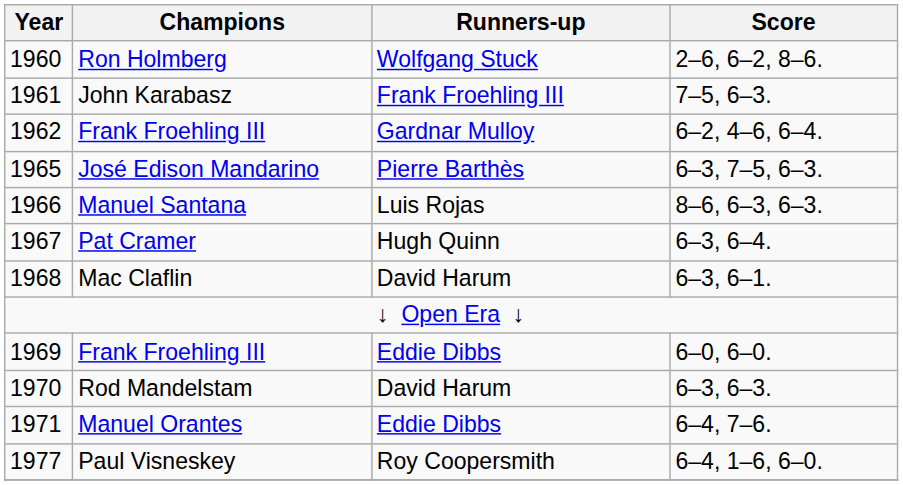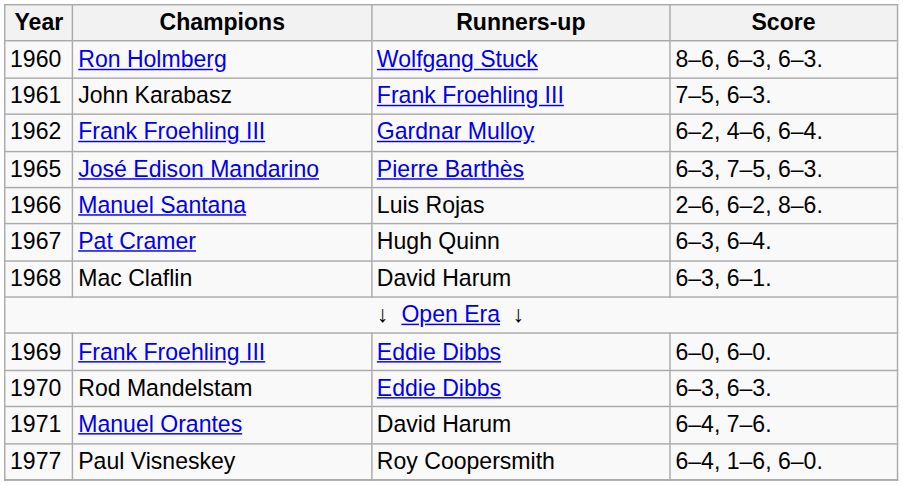(749, 59) 2–6, 6–2, 8–6. -> (749, 59) 8–6, 6–3, 6–3.
(749, 205) 8–6, 6–3, 6–3. -> (749, 205) 2–6, 6–2, 8–6.
(444, 388) David Harum -> (439, 388) Eddie Dibbs
(439, 424) Eddie Dibbs -> (444, 424) David Harum
